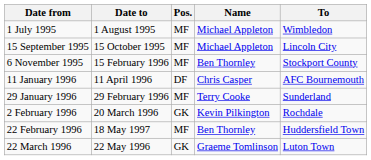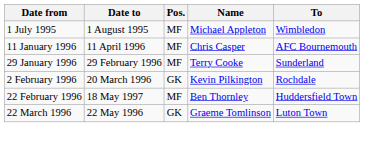- row: (48, 46)
- row: (45, 63)
(180, 79) DF -> (174, 46) MF
